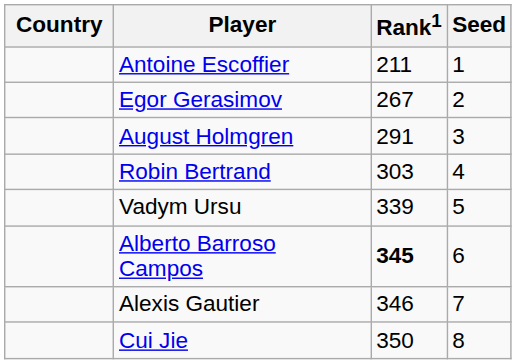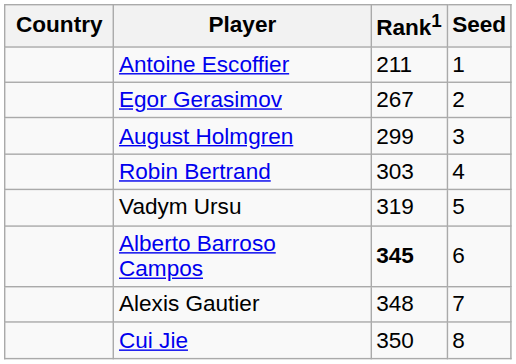(395, 135) 291 -> (395, 135) 299
(395, 207) 339 -> (395, 207) 319
(395, 304) 346 -> (395, 304) 348
